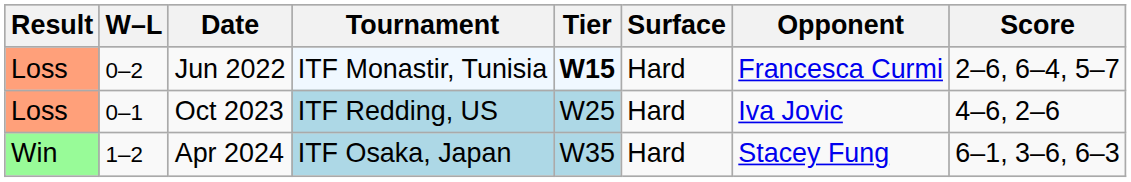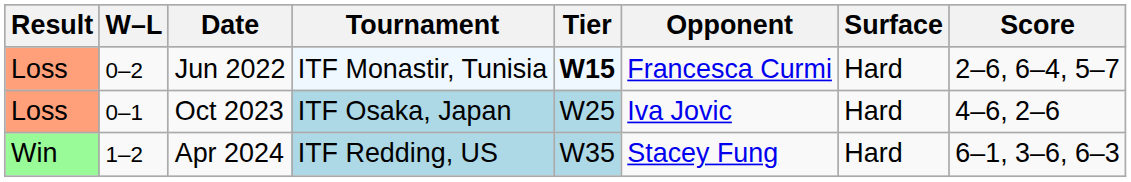columns swapped: (677, 25) <-> (841, 25)
(398, 111) ITF Redding, US -> (405, 111) ITF Osaka, Japan
(405, 153) ITF Osaka, Japan -> (398, 153) ITF Redding, US
